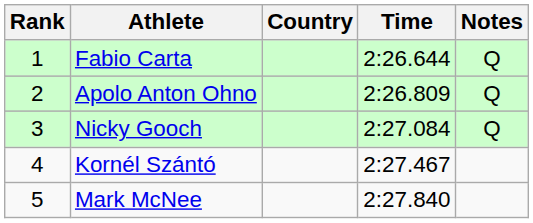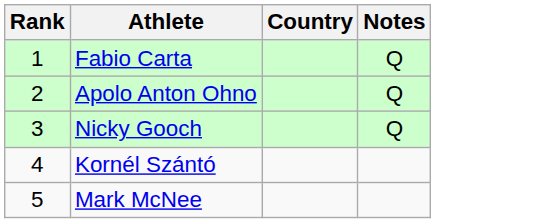- column: (407, 22)
